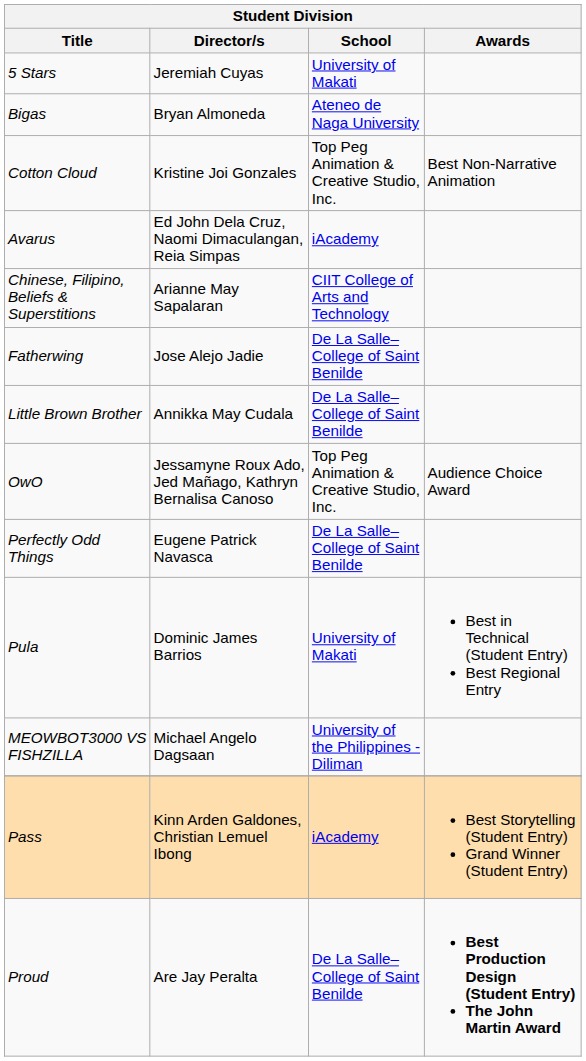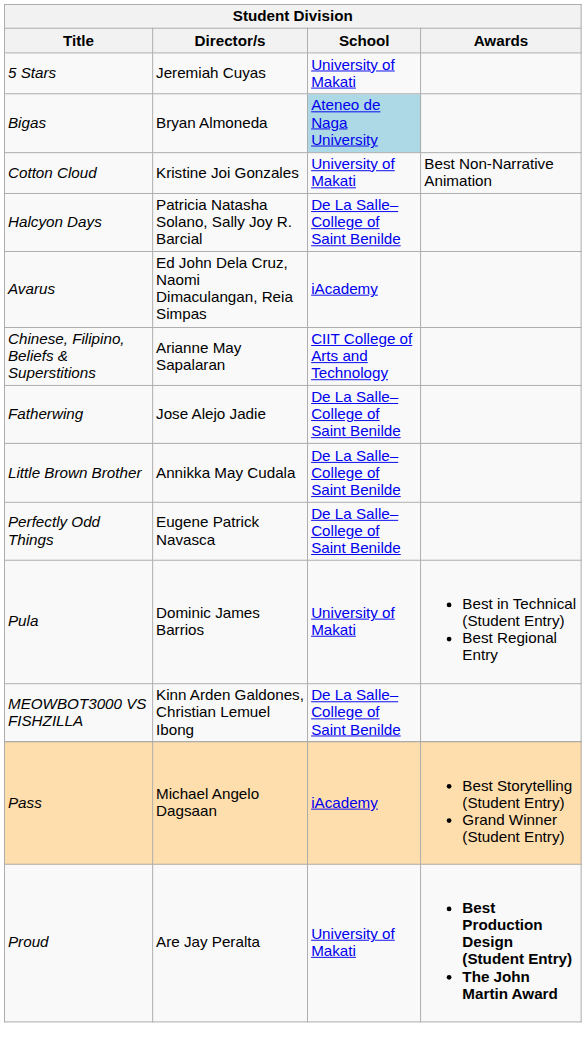(366, 114) no background -> (346, 123) lightblue background
(366, 172) Top Peg Animation & Creative Studio, Inc. -> (353, 172) University of Makati
+ row: (55, 222)
- row: (25, 481)
(205, 746) Michael Angelo Dagsaan -> (230, 712) Kinn Arden Galdones, Christian Lemuel Ibong
(366, 746) University of the Philippines - Diliman -> (356, 712) De La Salle–College of Saint Benilde
(228, 837) Kinn Arden Galdones, Christian Lemuel Ibong -> (208, 803) Michael Angelo Dagsaan
(366, 977) De La Salle–College of Saint Benilde -> (353, 943) University of Makati
